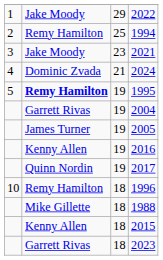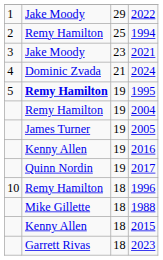(58, 110) Garrett Rivas -> (64, 110) Remy Hamilton
